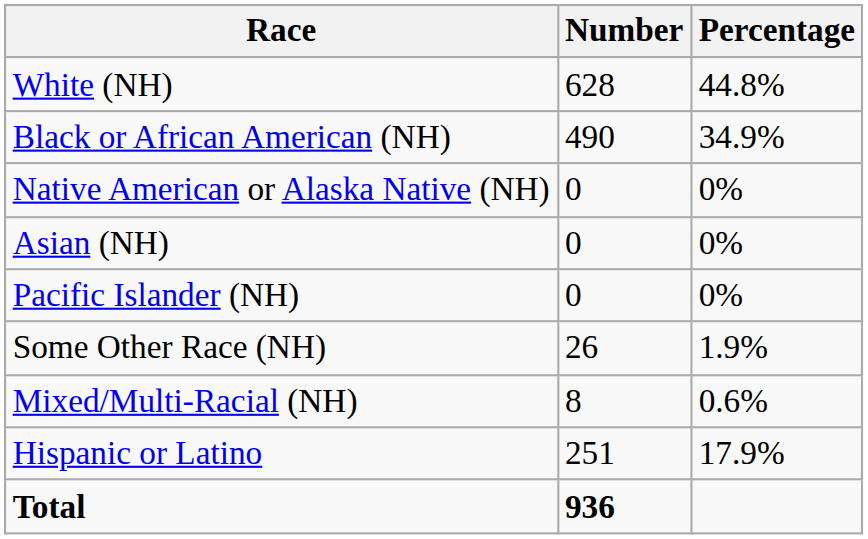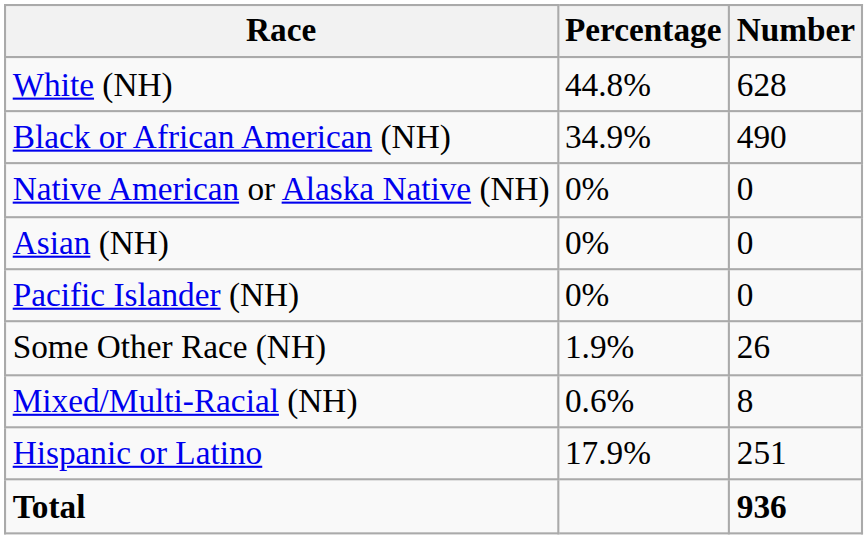columns swapped: (624, 30) <-> (777, 30)
